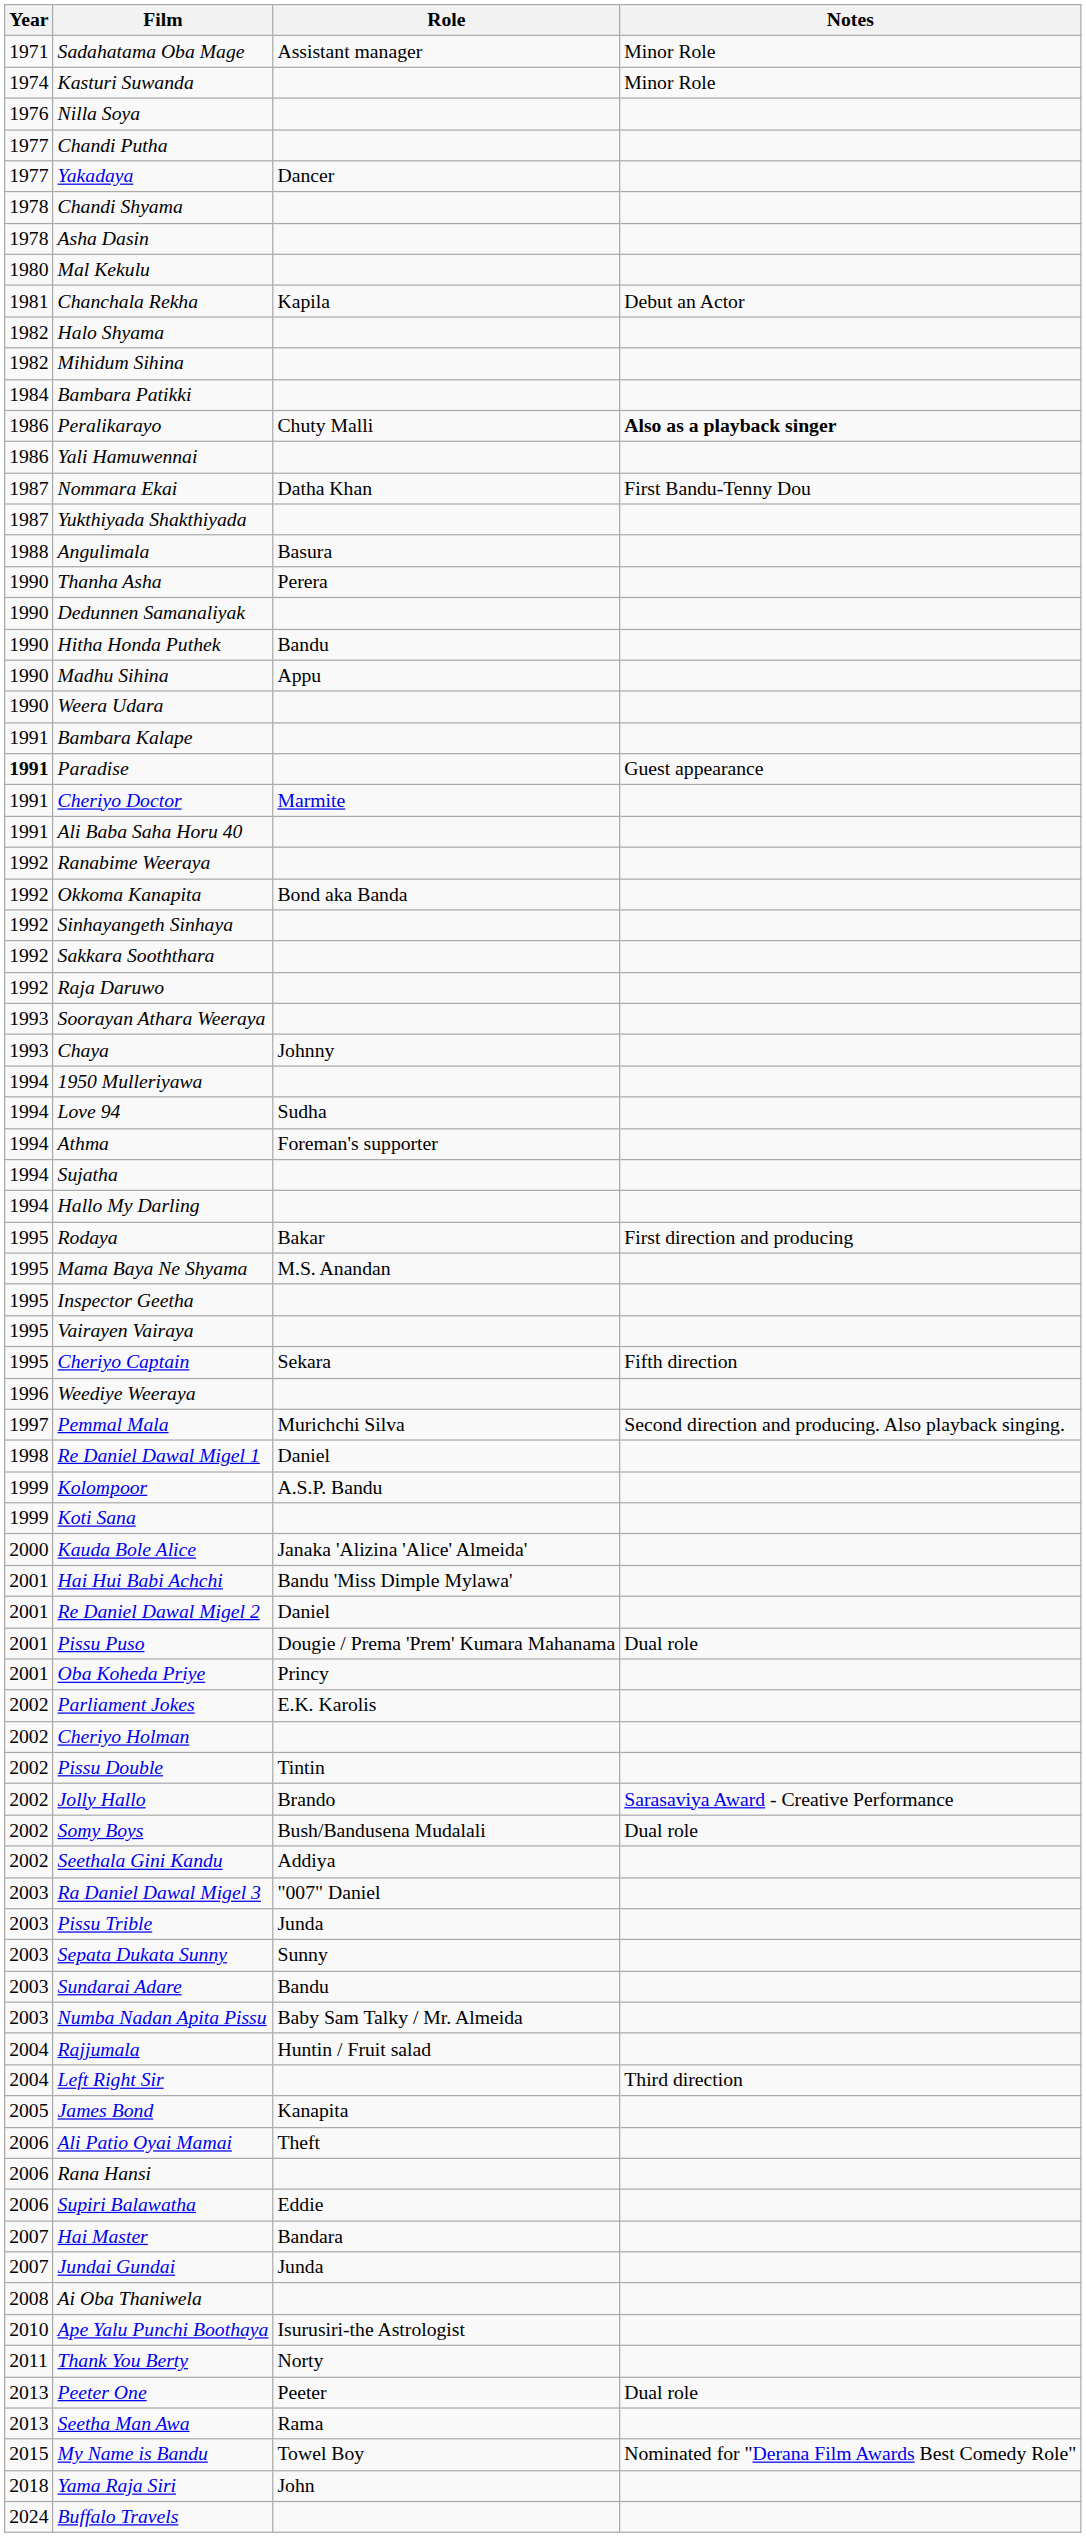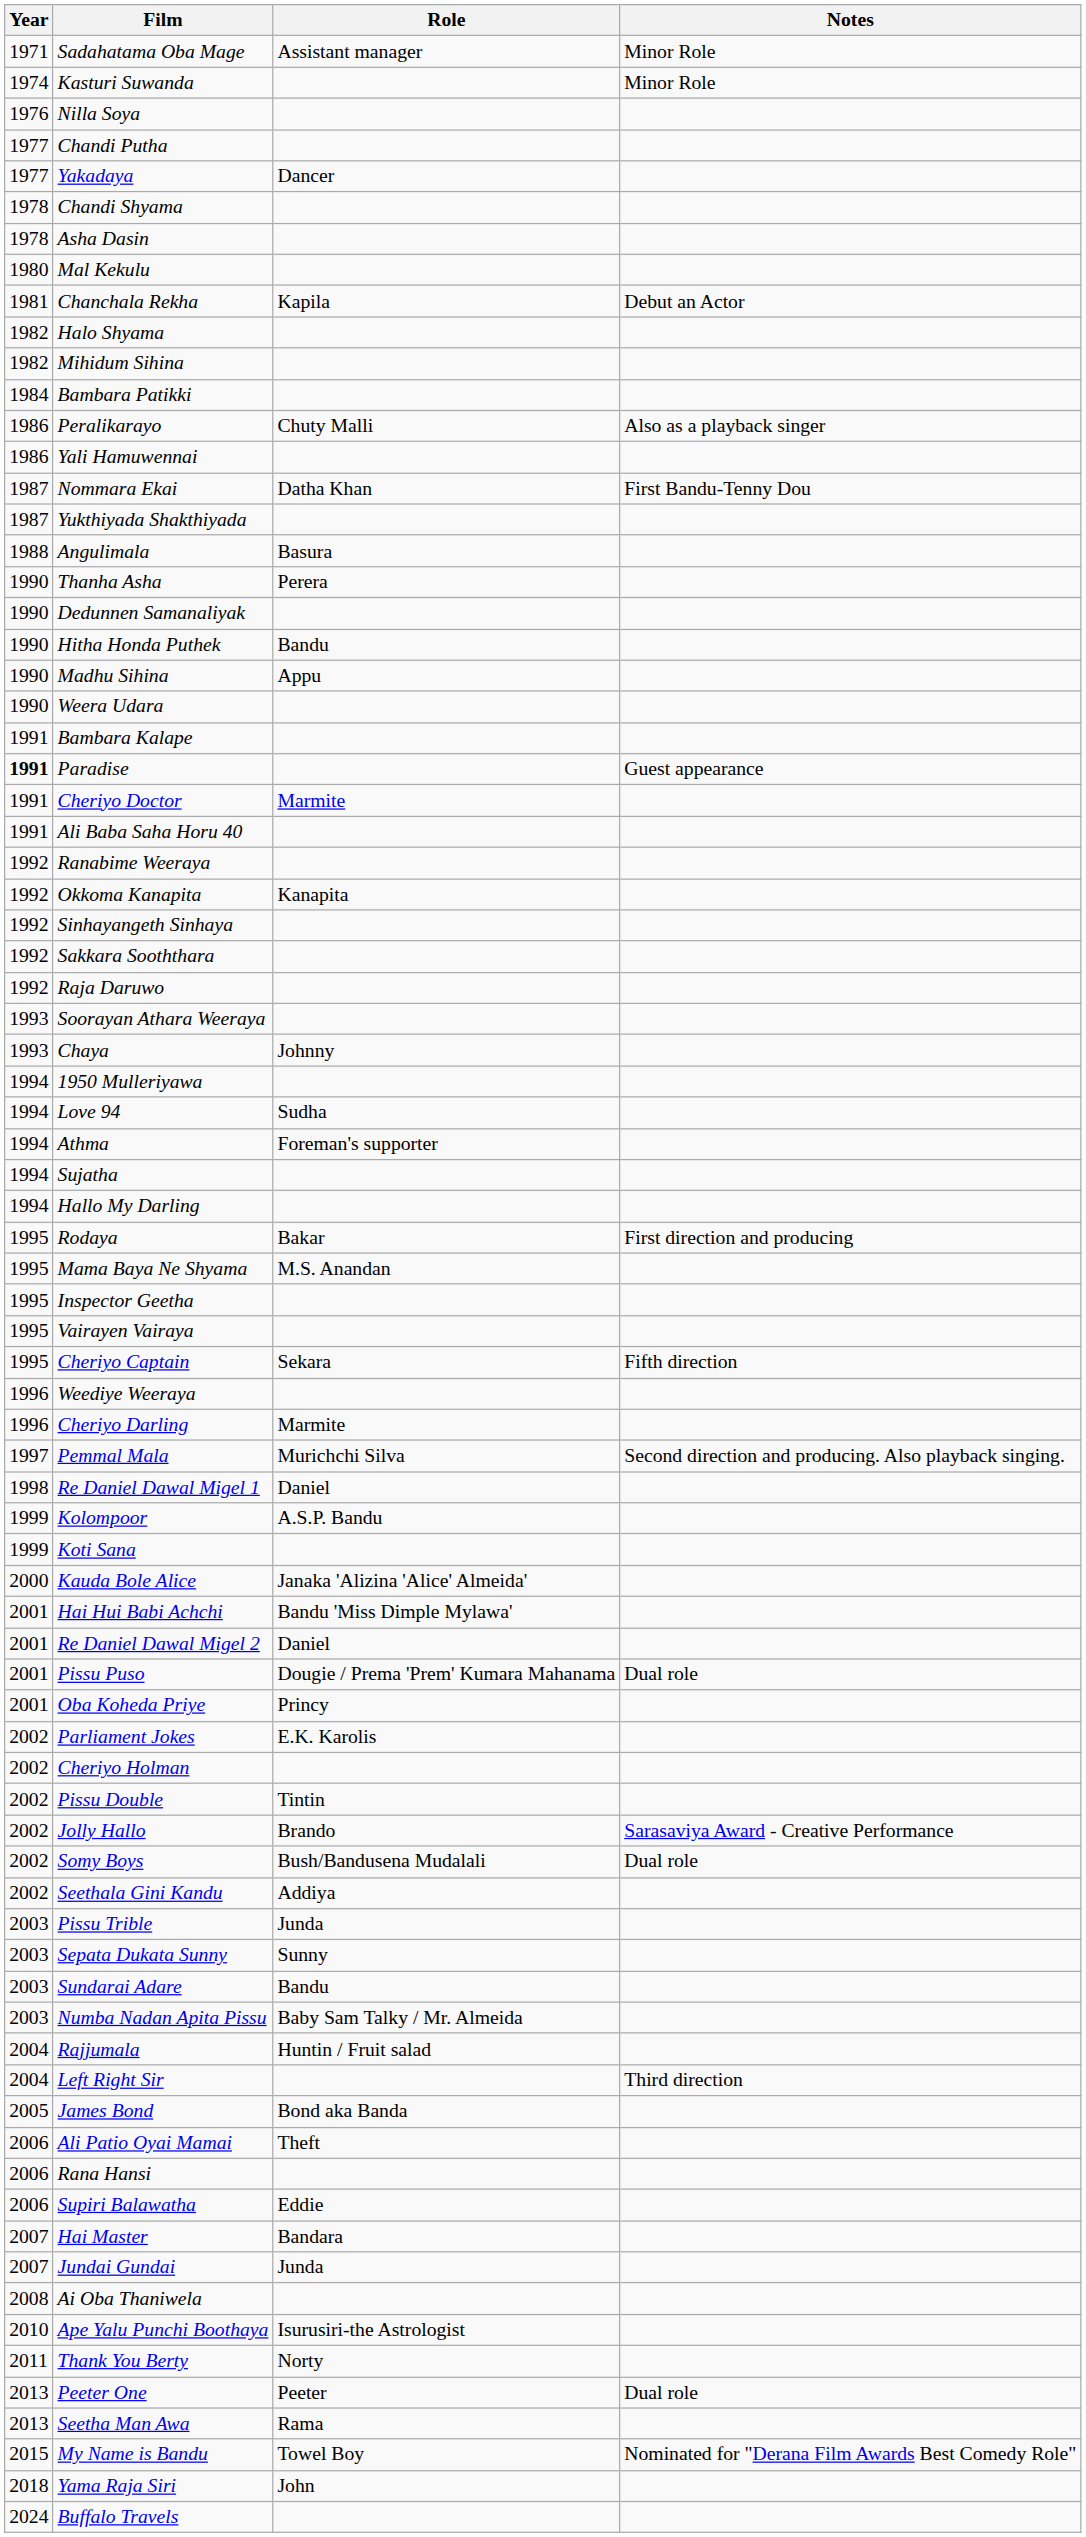(730, 425) bold -> (725, 425) normal
(342, 894) Bond aka Banda -> (313, 894) Kanapita
+ row: (123, 1424)
- row: (159, 1892)
(313, 2111) Kanapita -> (342, 2111) Bond aka Banda
